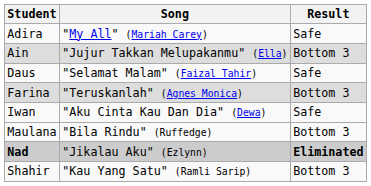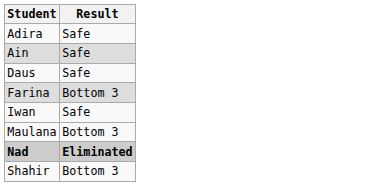- column: (175, 14)
(321, 53) Bottom 3 -> (76, 53) Safe
